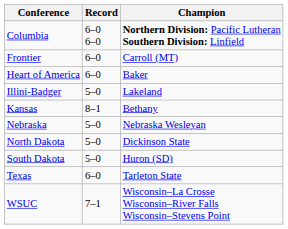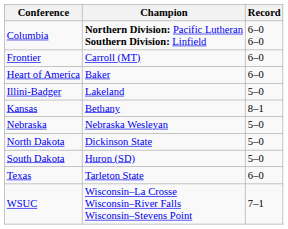columns swapped: (202, 12) <-> (101, 12)
